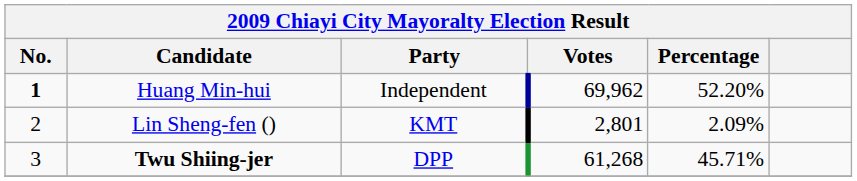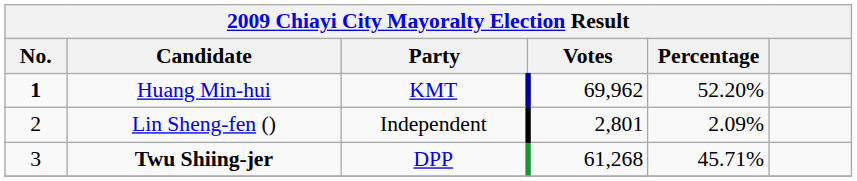(433, 90) Independent -> (433, 90) KMT
(433, 124) KMT -> (433, 124) Independent
